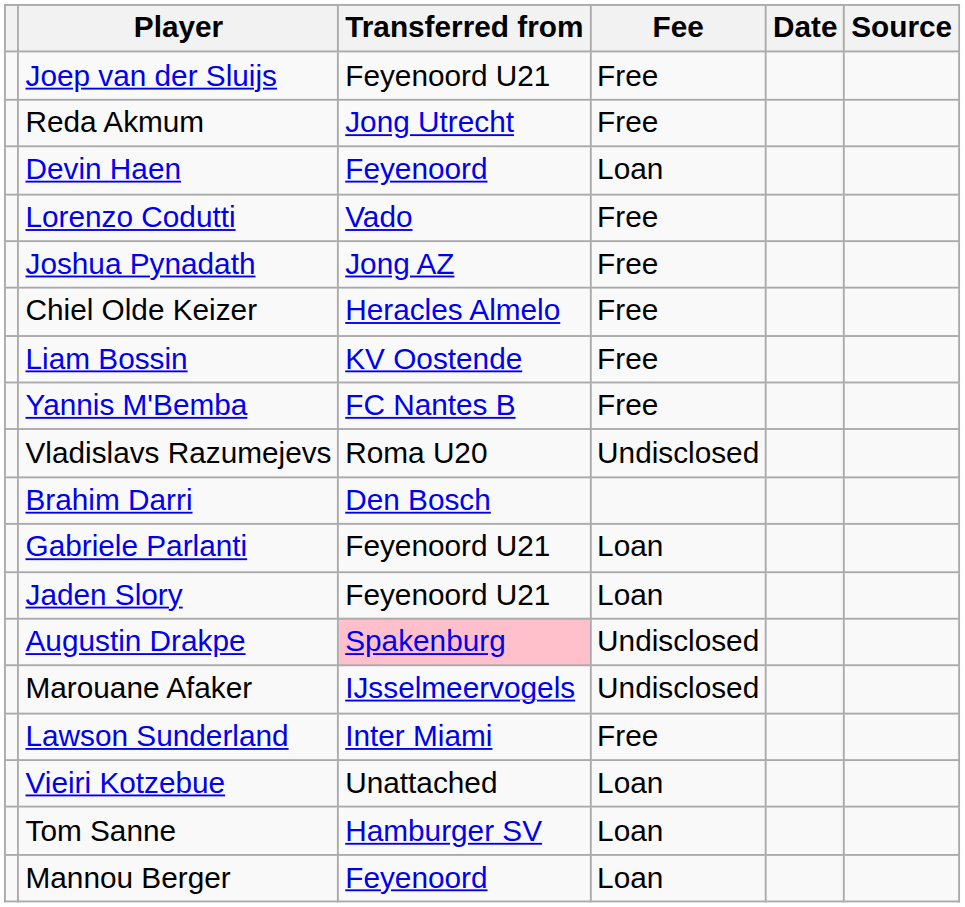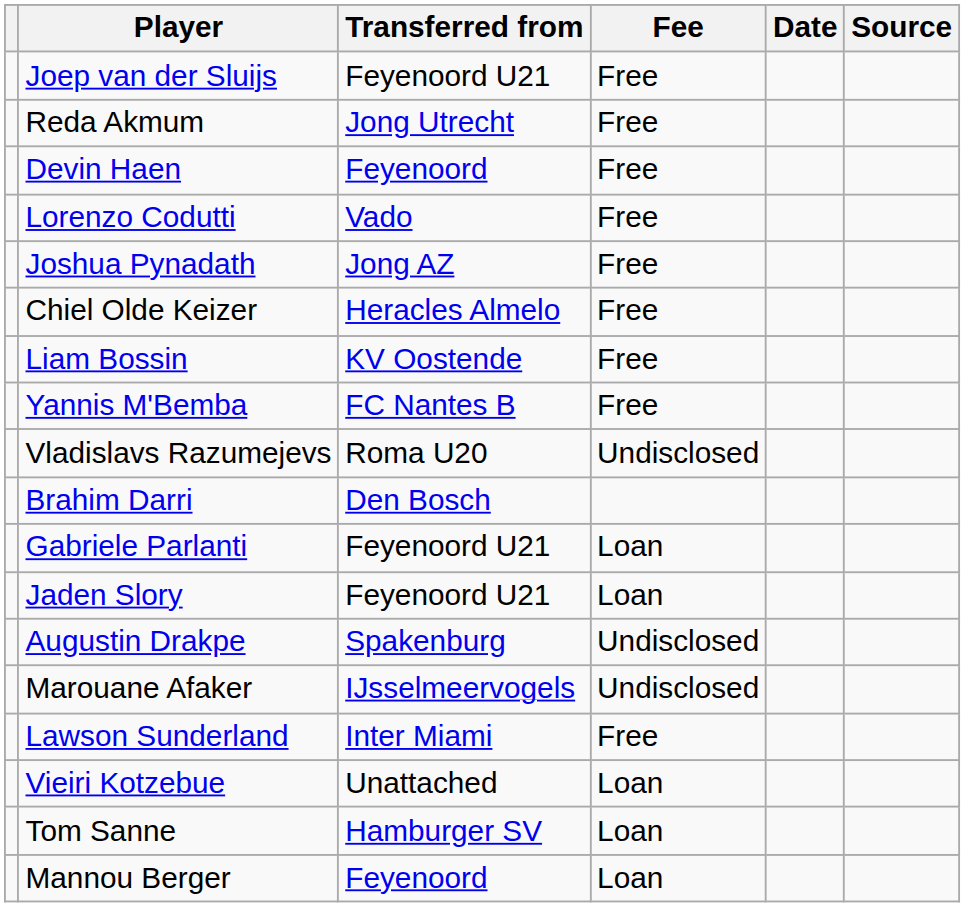(630, 169) Loan -> (628, 169) Free
(425, 641) pink background -> (425, 641) no background
